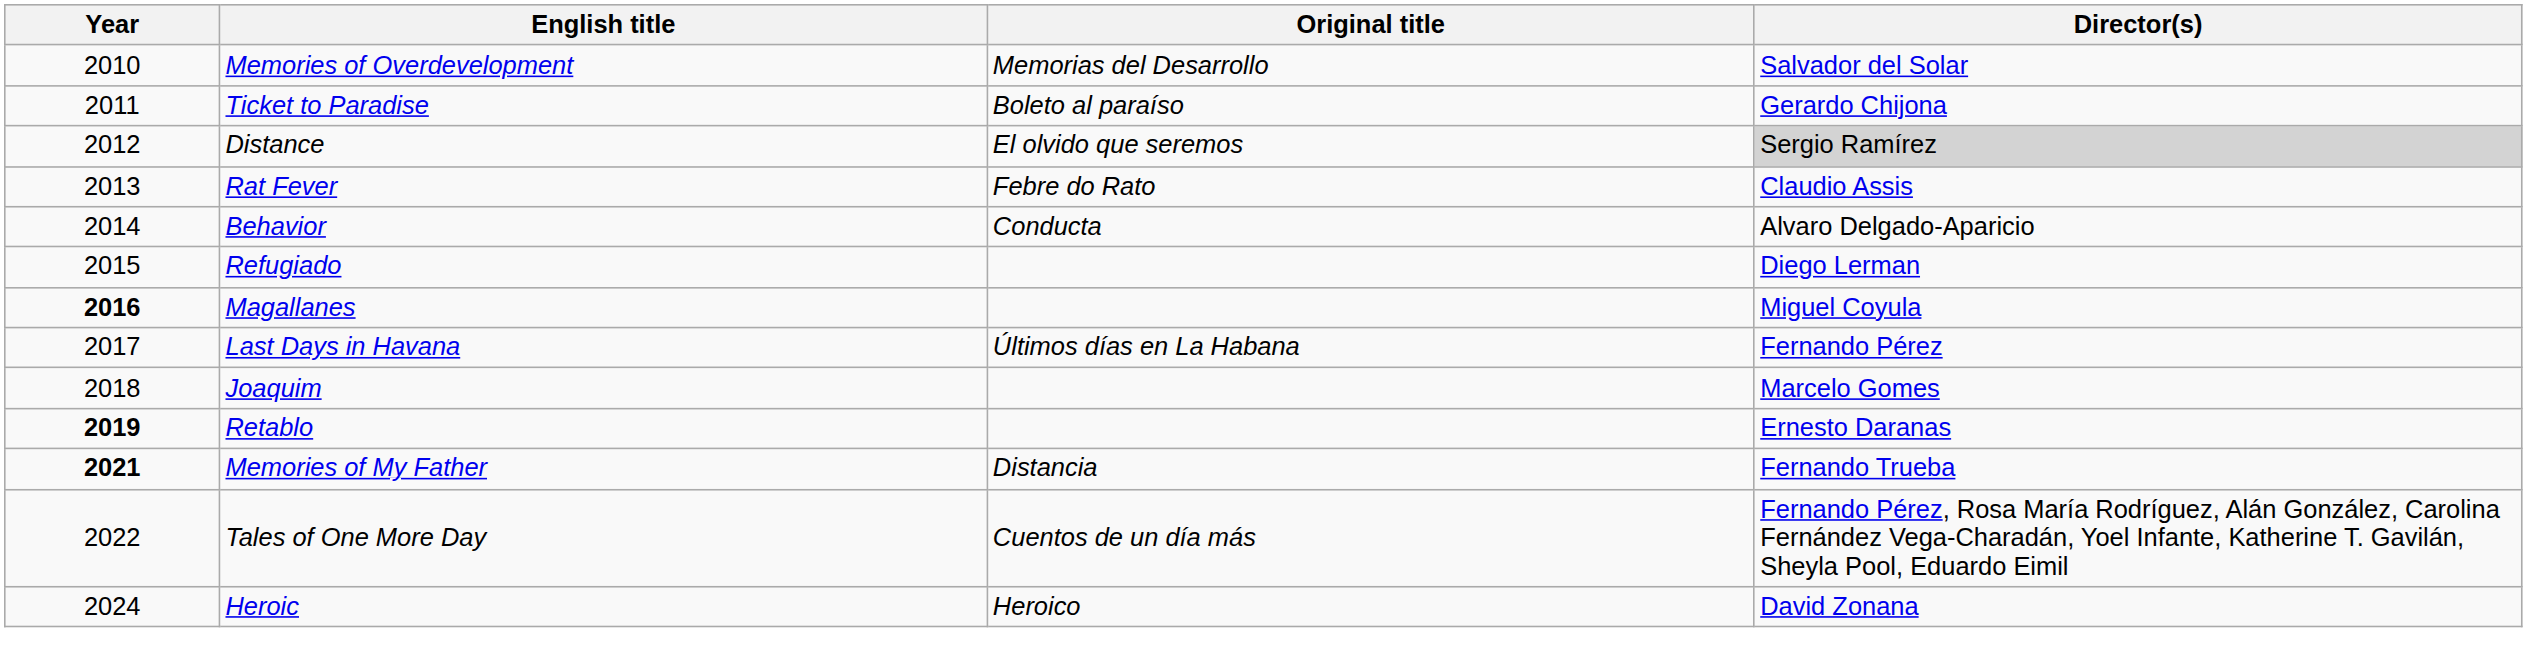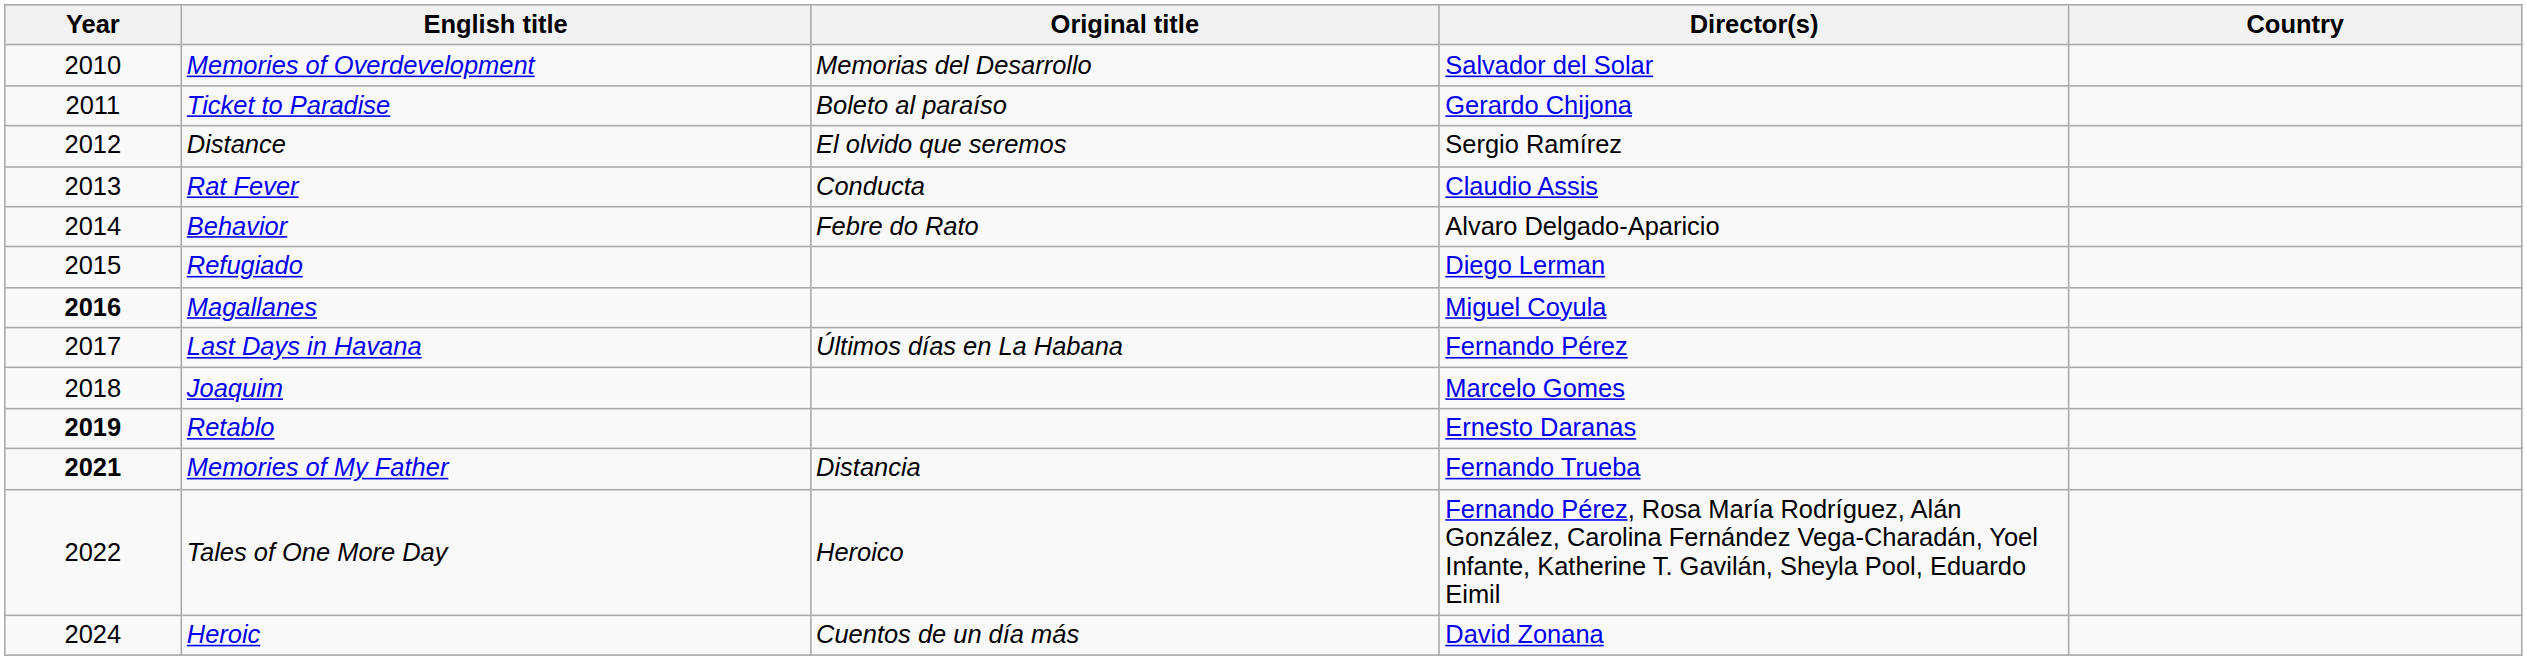+ column: (2295, 24)
(1849, 145) lightgrey background -> (1534, 145) no background
(1074, 186) Febre do Rato -> (871, 186) Conducta
(1047, 226) Conducta -> (897, 226) Febre do Rato
(1124, 537) Cuentos de un día más -> (860, 551) Heroico
(1037, 606) Heroico -> (948, 635) Cuentos de un día más
